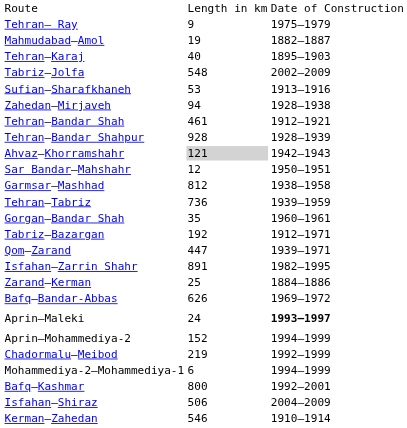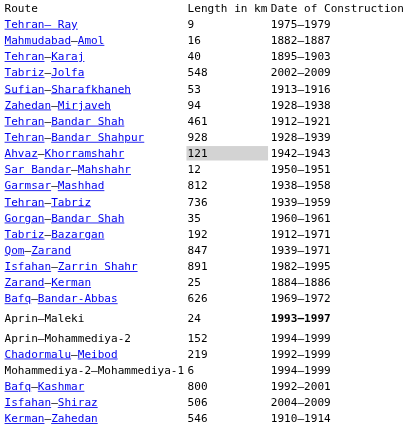(194, 40) 19 -> (194, 40) 16
(198, 250) 447 -> (198, 250) 847
